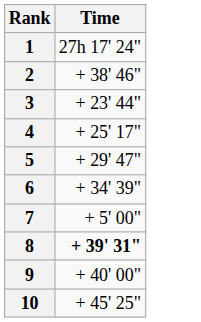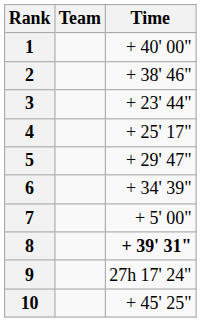+ column: (80, 18)
(100, 47) 27h 17' 24" -> (159, 47) + 40' 00"
(108, 274) + 40' 00" -> (150, 274) 27h 17' 24"
